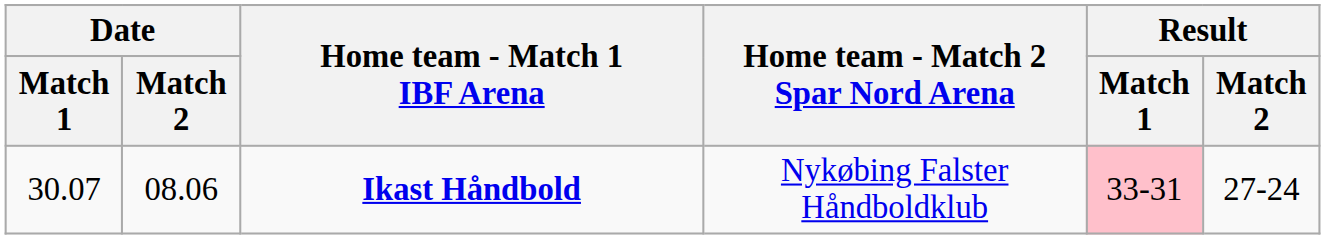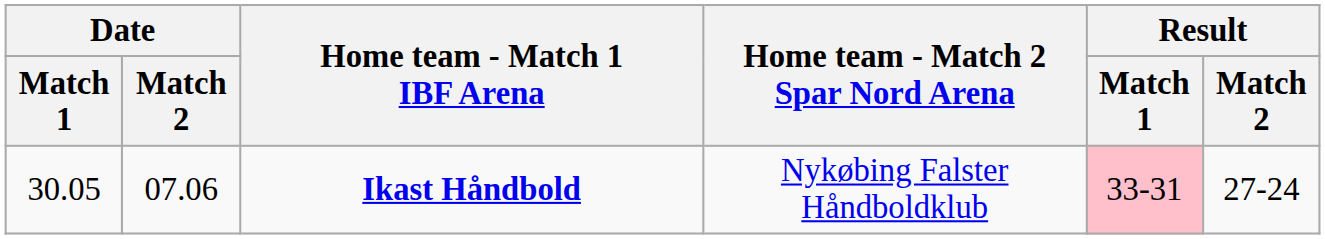(64, 188) 30.07 -> (64, 188) 30.05
(181, 188) 08.06 -> (181, 188) 07.06
